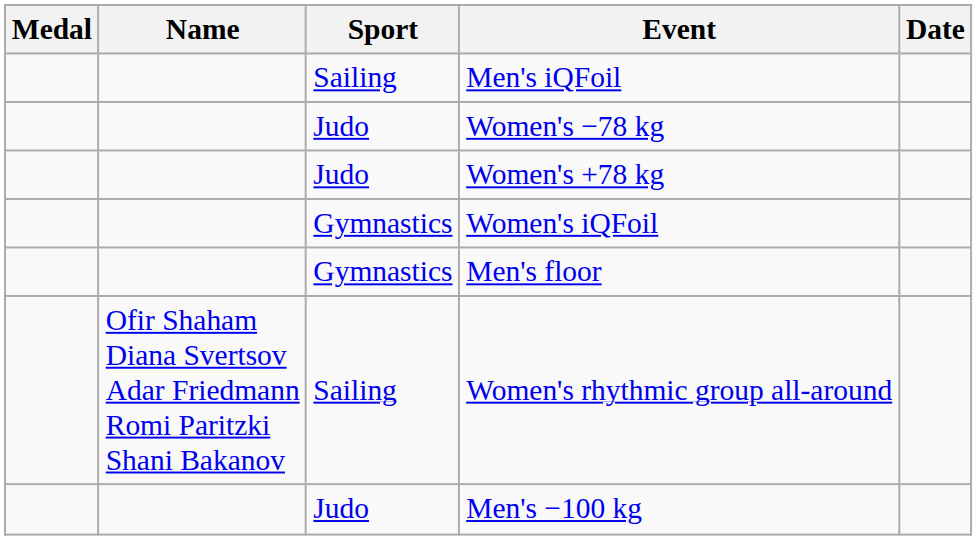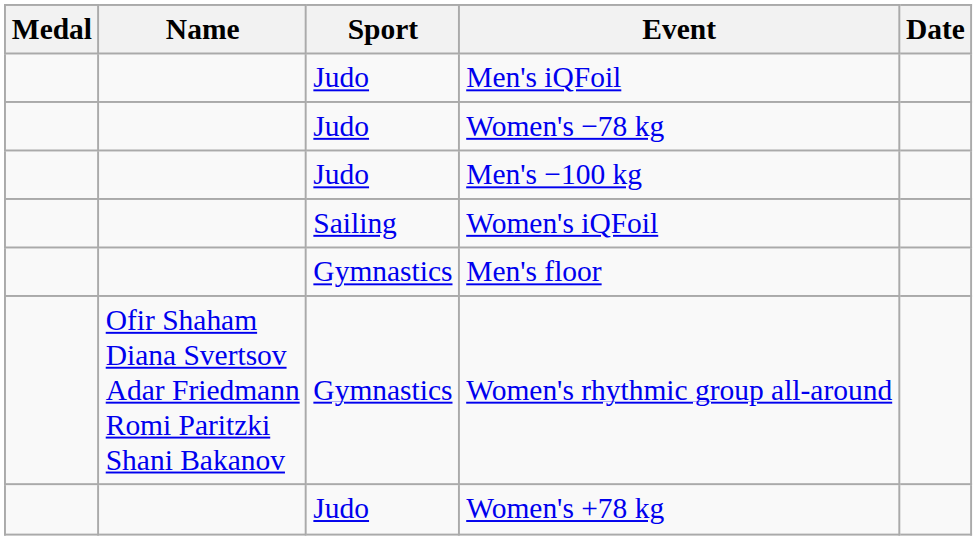(355, 77) Sailing -> (341, 77) Judo
rows swapped: (565, 174) <-> (554, 509)
(383, 223) Gymnastics -> (355, 223) Sailing
(355, 390) Sailing -> (383, 390) Gymnastics
